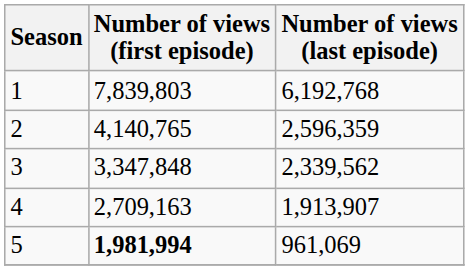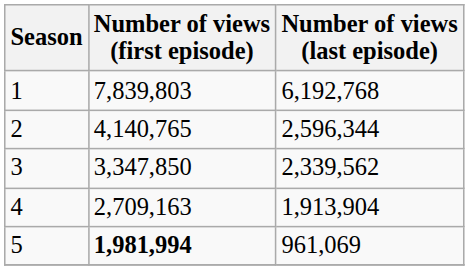(330, 129) 2,596,359 -> (330, 129) 2,596,344
(143, 167) 3,347,848 -> (143, 167) 3,347,850
(330, 206) 1,913,907 -> (330, 206) 1,913,904
